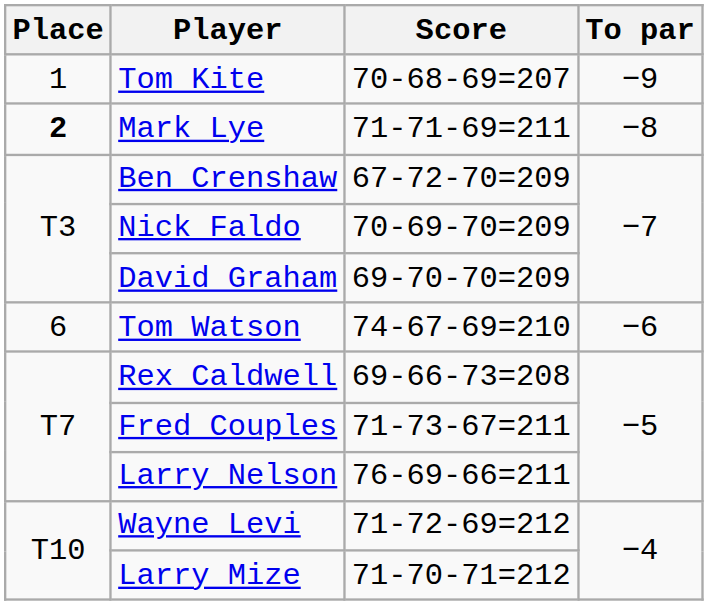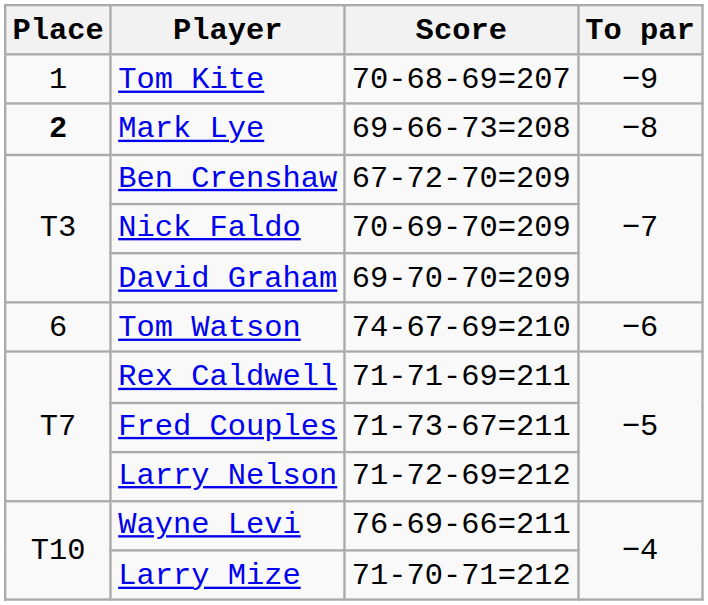(461, 129) 71-71-69=211 -> (461, 129) 69-66-73=208
(461, 377) 69-66-73=208 -> (461, 377) 71-71-69=211
(461, 476) 76-69-66=211 -> (461, 476) 71-72-69=212
(461, 526) 71-72-69=212 -> (461, 526) 76-69-66=211
